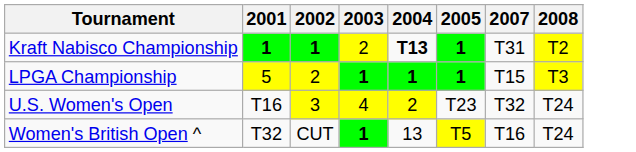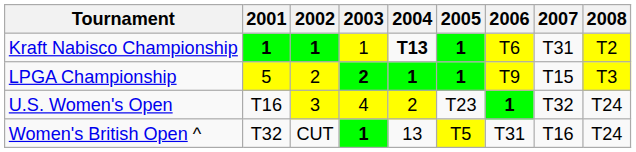+ column: (509, 19)
(364, 48) 2 -> (364, 48) 1
(364, 76) 1 -> (364, 76) 2
